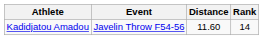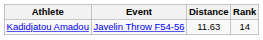(209, 27) 11.60 -> (209, 27) 11.63
